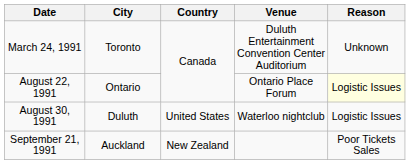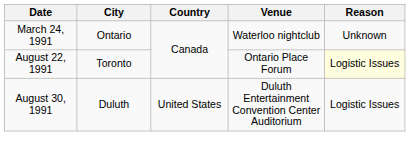(123, 47) Toronto -> (114, 35) Ontario
(281, 47) Duluth Entertainment Convention Center Auditorium -> (276, 35) Waterloo nightclub
(123, 87) Ontario -> (114, 64) Toronto
(281, 116) Waterloo nightclub -> (276, 104) Duluth Entertainment Convention Center Auditorium
- row: (45, 145)
